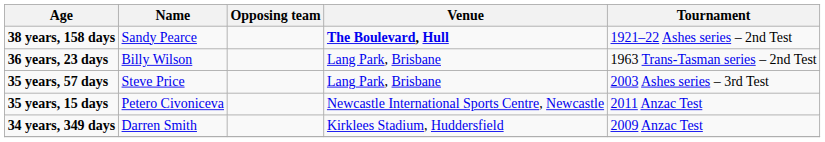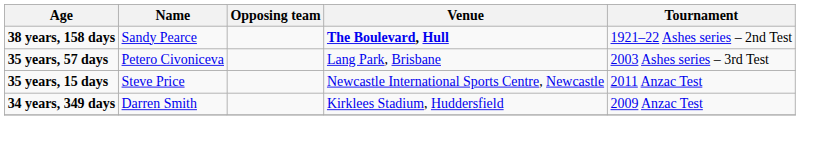- row: (58, 59)
(153, 81) Steve Price -> (173, 59) Petero Civoniceva
(173, 103) Petero Civoniceva -> (153, 81) Steve Price
